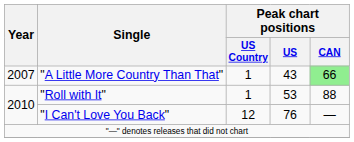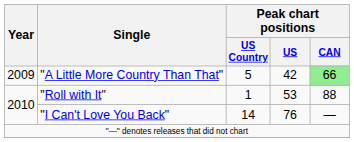(21, 75) 2007 -> (21, 75) 2009
(248, 75) 1 -> (248, 75) 5
(290, 75) 43 -> (290, 75) 42
(248, 114) 12 -> (248, 114) 14
